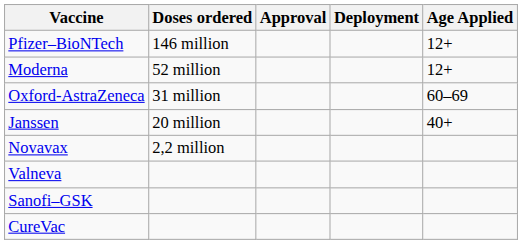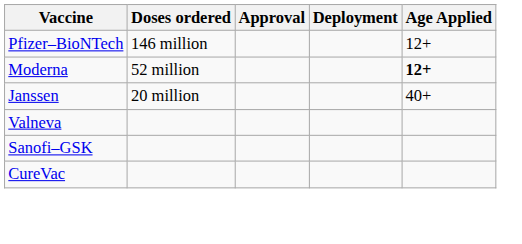(440, 69) normal -> (418, 69) bold
- row: (76, 95)
- row: (38, 148)
